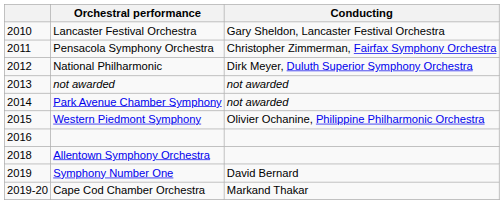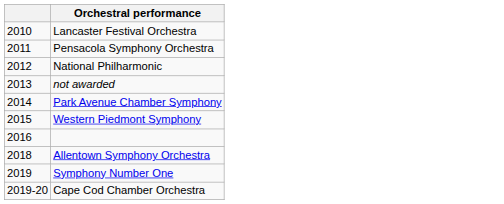- column: (362, 13)
